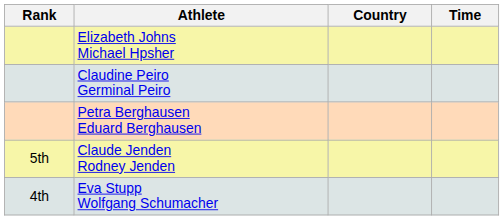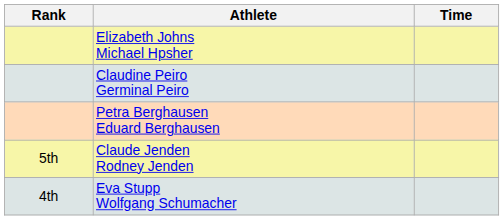- column: (380, 15)
